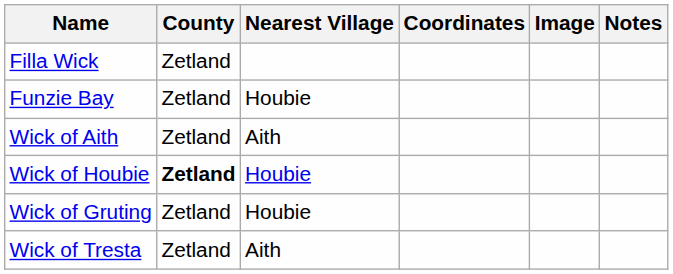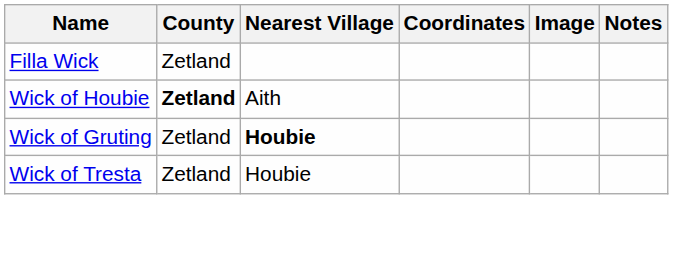- row: (62, 98)
- row: (64, 136)
(278, 174) Houbie -> (263, 98) Aith
(278, 212) normal -> (280, 136) bold
(263, 249) Aith -> (278, 174) Houbie
